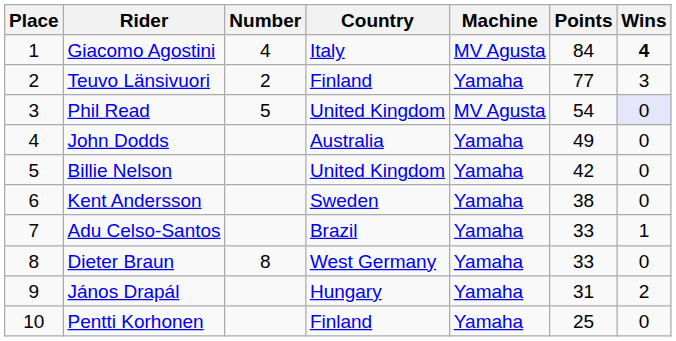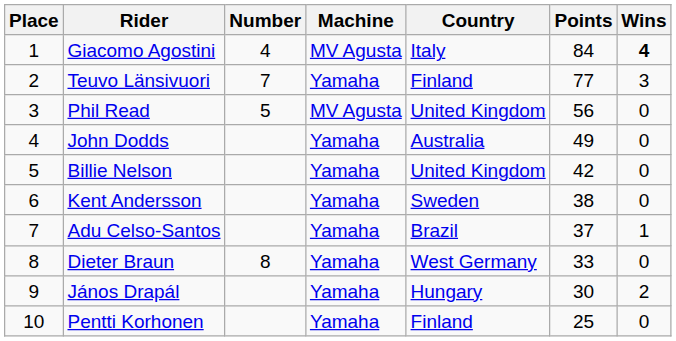columns swapped: (377, 20) <-> (500, 20)
(265, 80) 2 -> (265, 80) 7
(583, 110) 54 -> (583, 110) 56
(644, 110) lavender background -> (644, 110) no background
(583, 230) 33 -> (583, 230) 37
(583, 291) 31 -> (583, 291) 30
